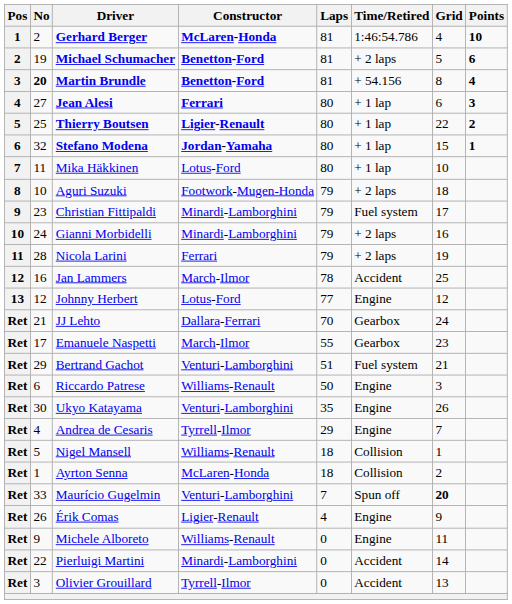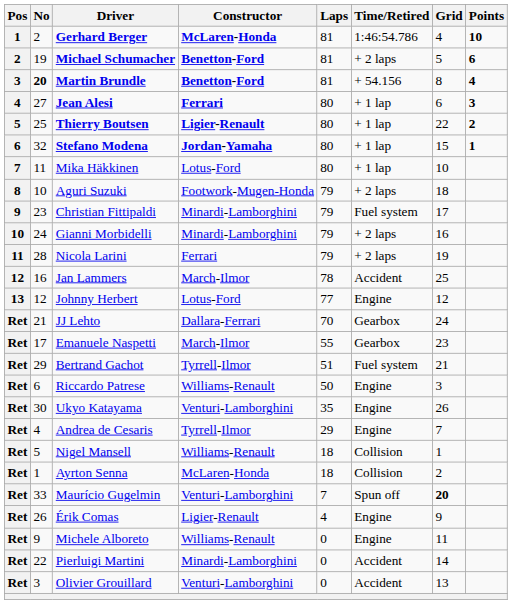(237, 364) Venturi-Lamborghini -> (216, 364) Tyrrell-Ilmor
(216, 582) Tyrrell-Ilmor -> (237, 582) Venturi-Lamborghini
